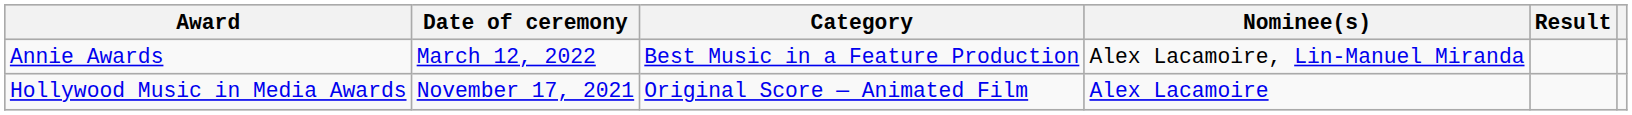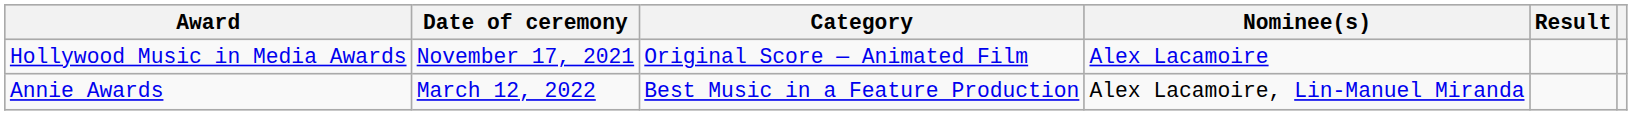rows swapped: (208, 92) <-> (87, 57)
